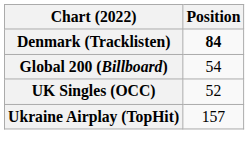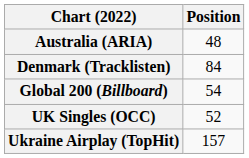+ row: (94, 41)
(213, 41) bold -> (213, 66) normal
